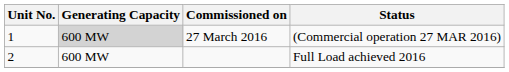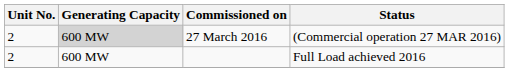(11, 36) 1 -> (11, 36) 2
